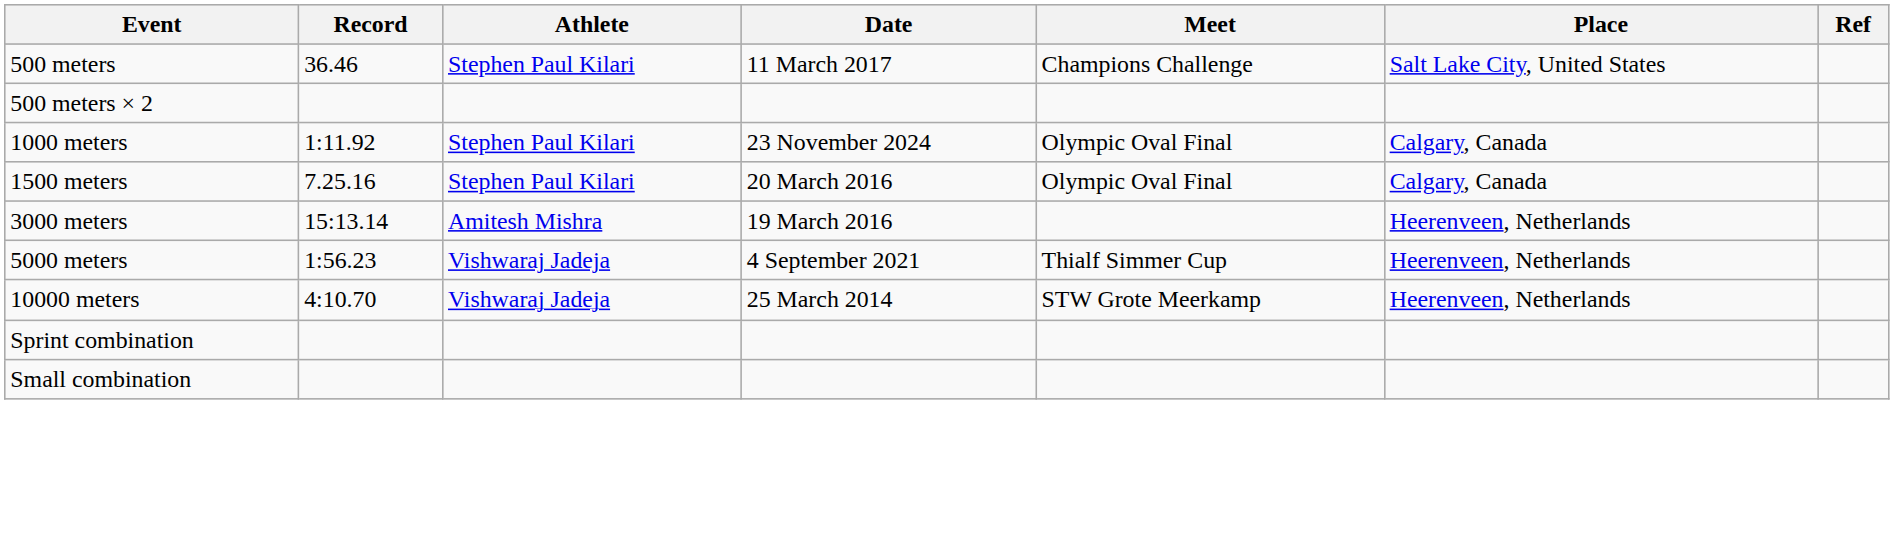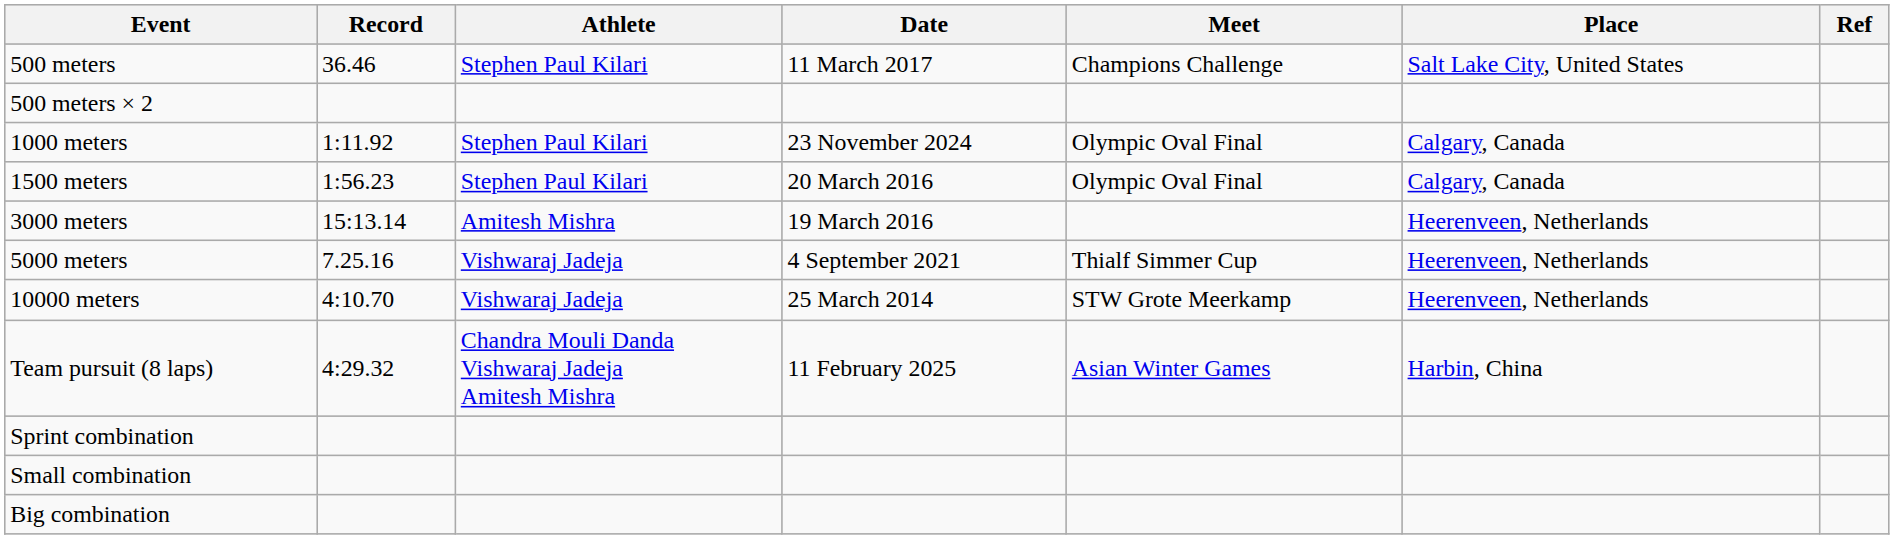(340, 181) 7.25.16 -> (358, 181) 1:56.23
(340, 260) 1:56.23 -> (358, 260) 7.25.16
+ row: (112, 367)
+ row: (90, 513)
